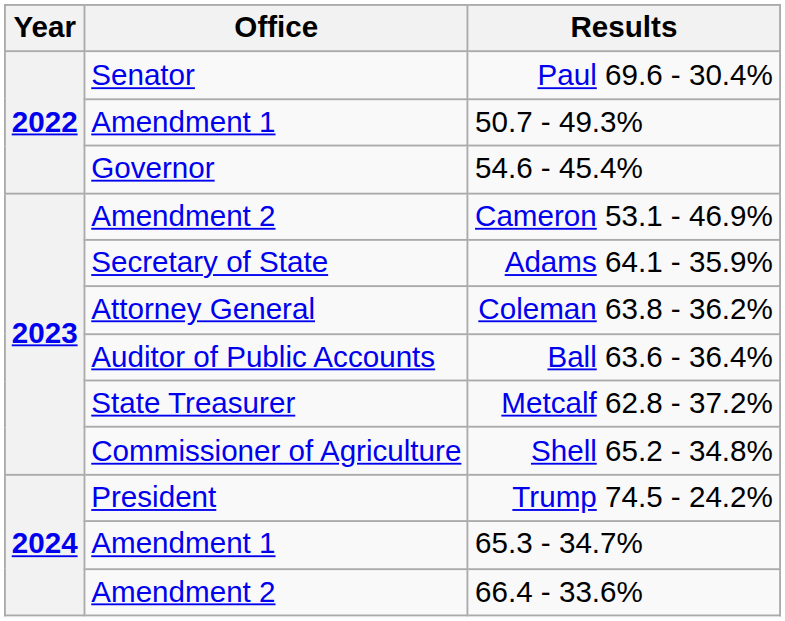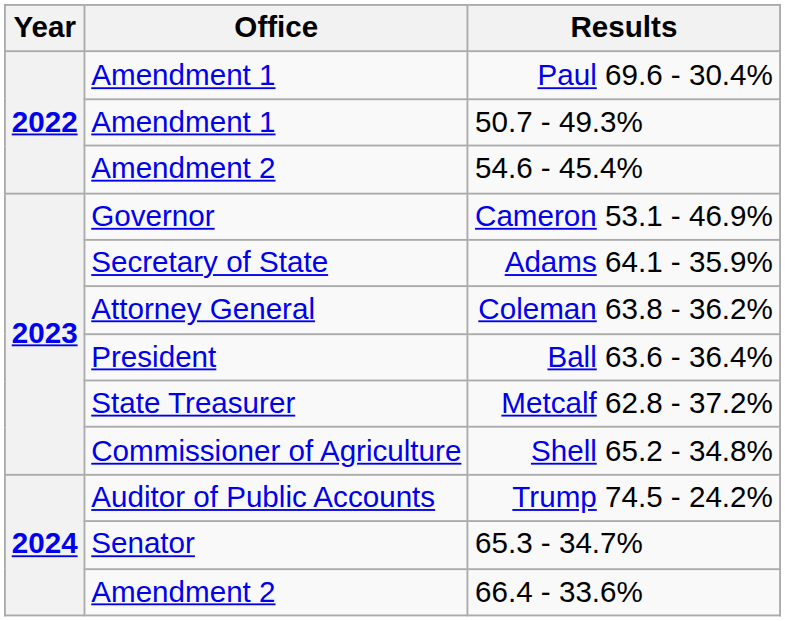(143, 74) Senator -> (183, 74) Amendment 1
(153, 168) Governor -> (183, 168) Amendment 2
(183, 215) Amendment 2 -> (153, 215) Governor
(263, 356) Auditor of Public Accounts -> (154, 356) President
(154, 497) President -> (263, 497) Auditor of Public Accounts
(183, 544) Amendment 1 -> (143, 544) Senator
